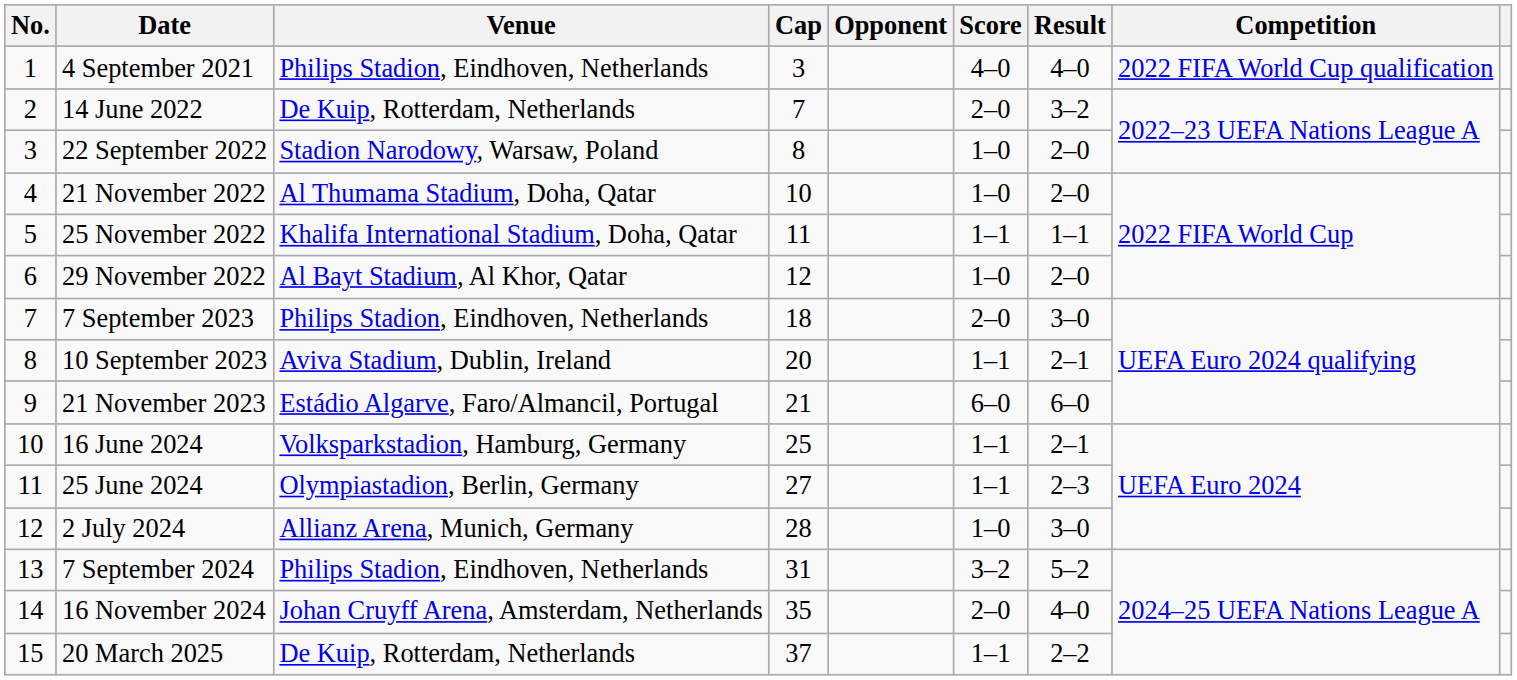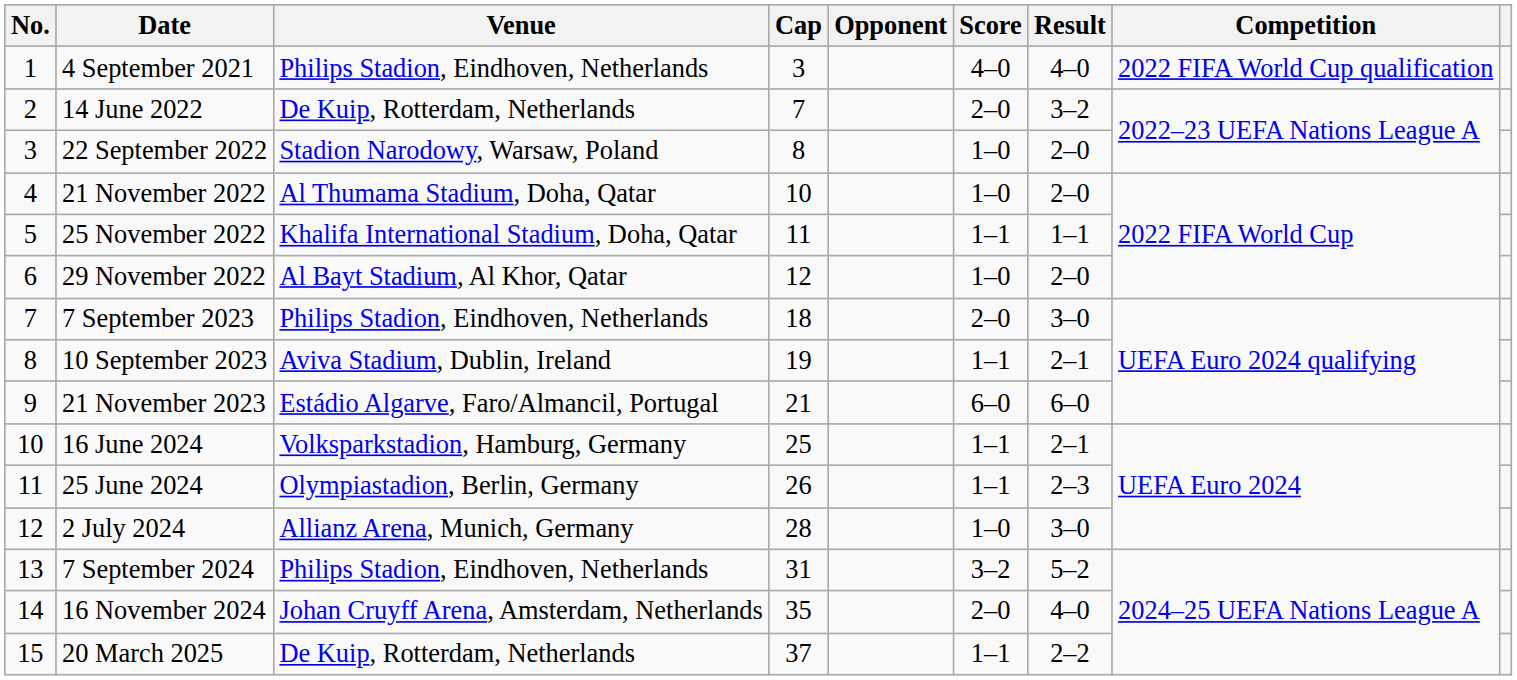(798, 360) 20 -> (798, 360) 19
(798, 485) 27 -> (798, 485) 26
